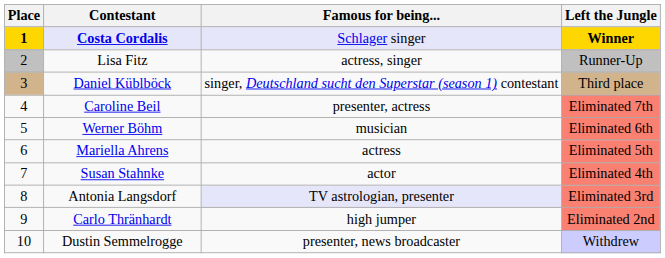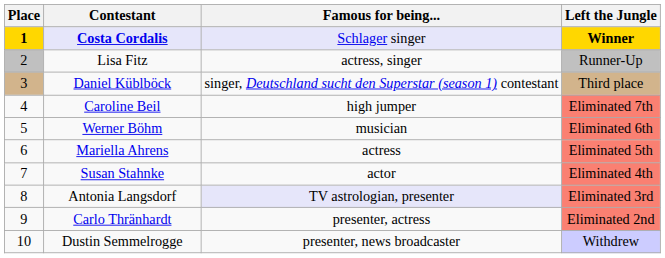(381, 106) presenter, actress -> (381, 106) high jumper
(381, 219) high jumper -> (381, 219) presenter, actress
